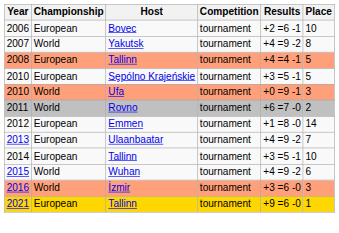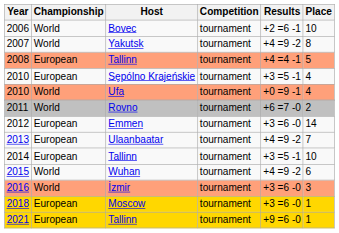(56, 28) European -> (47, 28) World
(308, 76) 5 -> (308, 76) 4
(308, 92) 3 -> (308, 92) 4
(282, 124) +1 =8 -0 -> (282, 124) +3 =6 -0
+ row: (18, 204)
